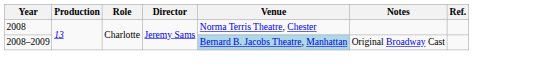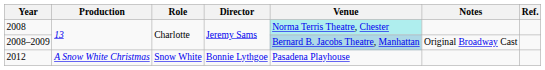(258, 27) no background -> (331, 27) paleturquoise background
+ row: (16, 57)
